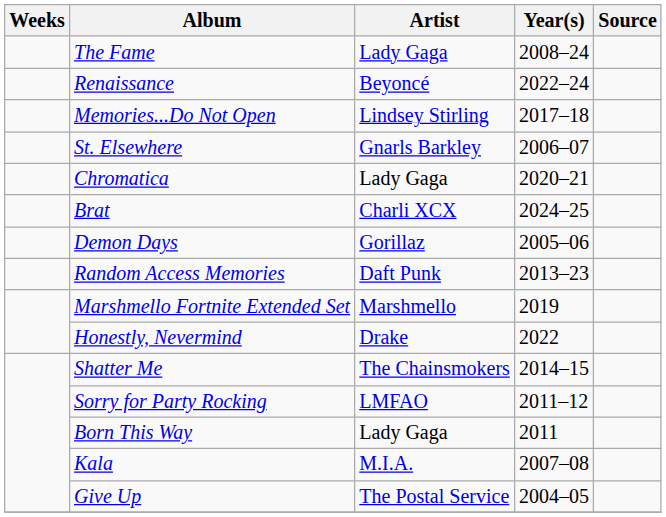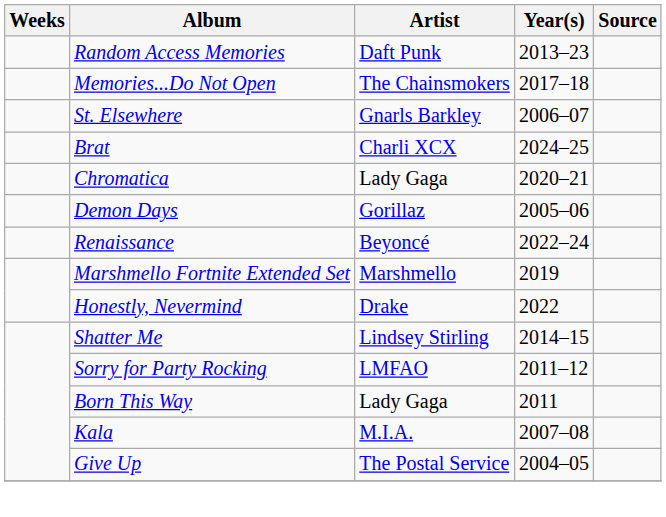- row: (114, 52)
rows swapped: (124, 83) <-> (179, 274)
(424, 115) Lindsey Stirling -> (435, 83) The Chainsmokers
rows swapped: (92, 210) <-> (121, 178)
(435, 369) The Chainsmokers -> (424, 337) Lindsey Stirling
